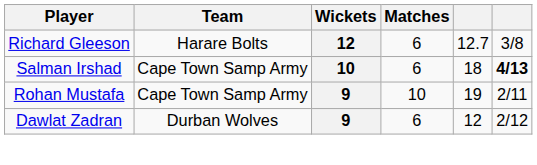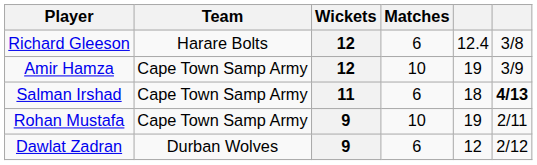(473, 43) 12.7 -> (473, 43) 12.4
+ row: (69, 69)
(346, 69) 10 -> (346, 95) 11
